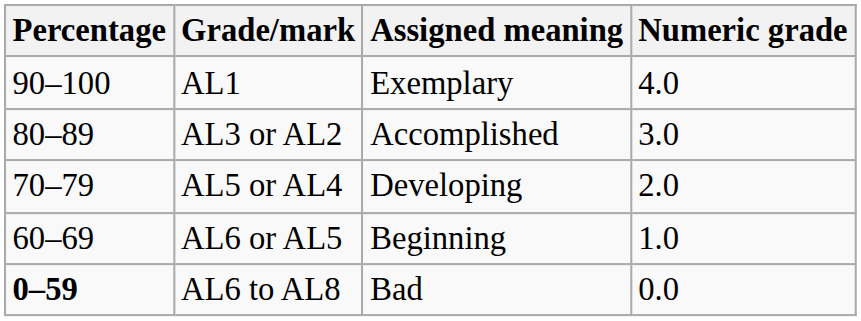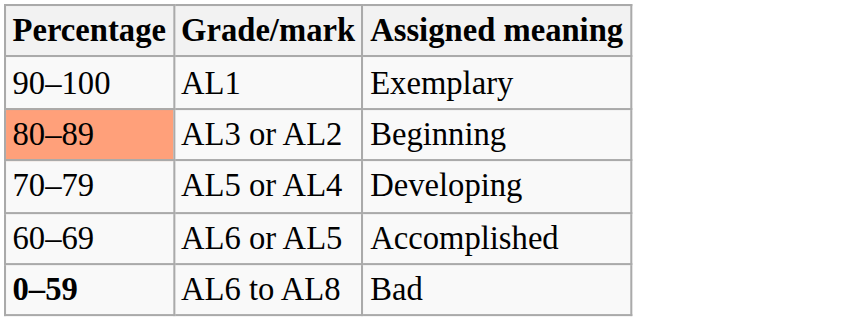- column: (743, 30)
(53, 133) no background -> (53, 133) lightsalmon background
(464, 133) Accomplished -> (438, 133) Beginning
(438, 237) Beginning -> (464, 237) Accomplished
